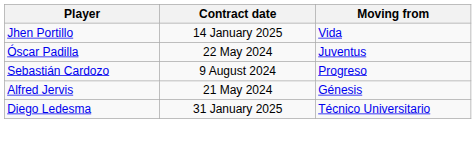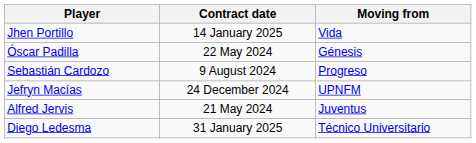(342, 52) Juventus -> (340, 52) Génesis
+ row: (44, 90)
(340, 90) Génesis -> (342, 109) Juventus
